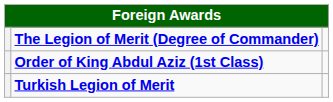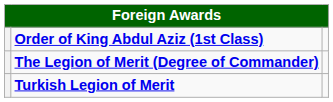rows swapped: (167, 39) <-> (139, 62)
